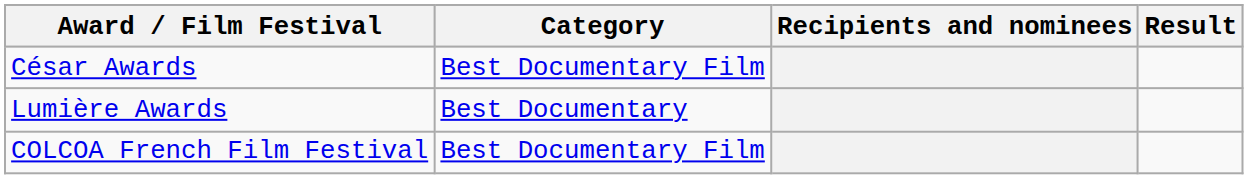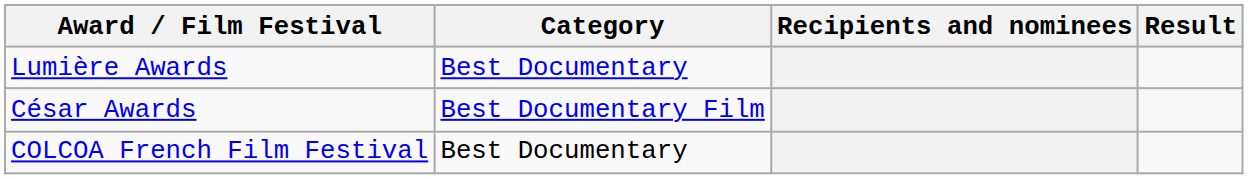rows swapped: (104, 68) <-> (119, 110)
(603, 152) Best Documentary Film -> (564, 152) Best Documentary
